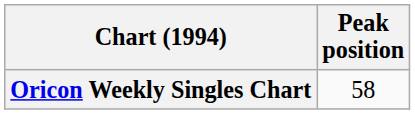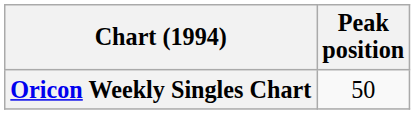(363, 89) 58 -> (363, 89) 50
